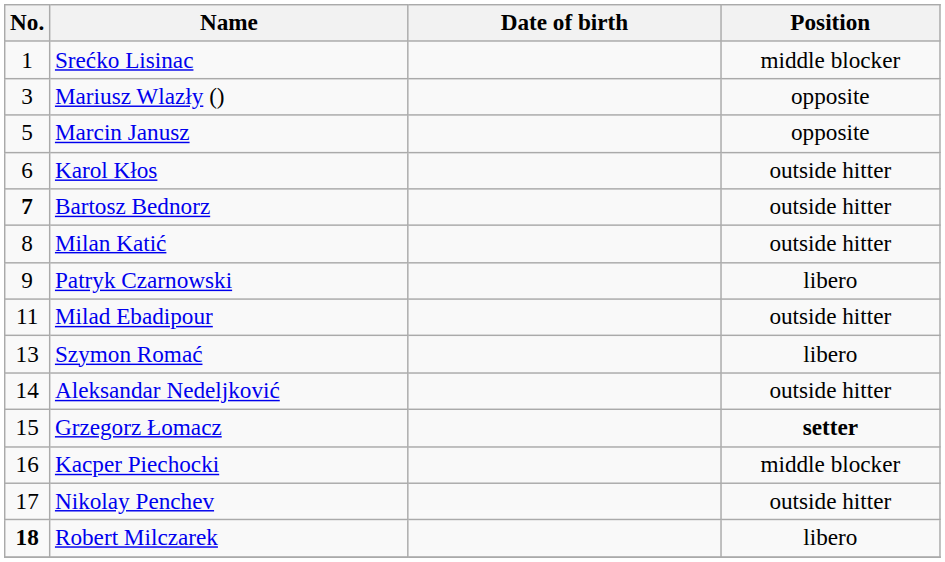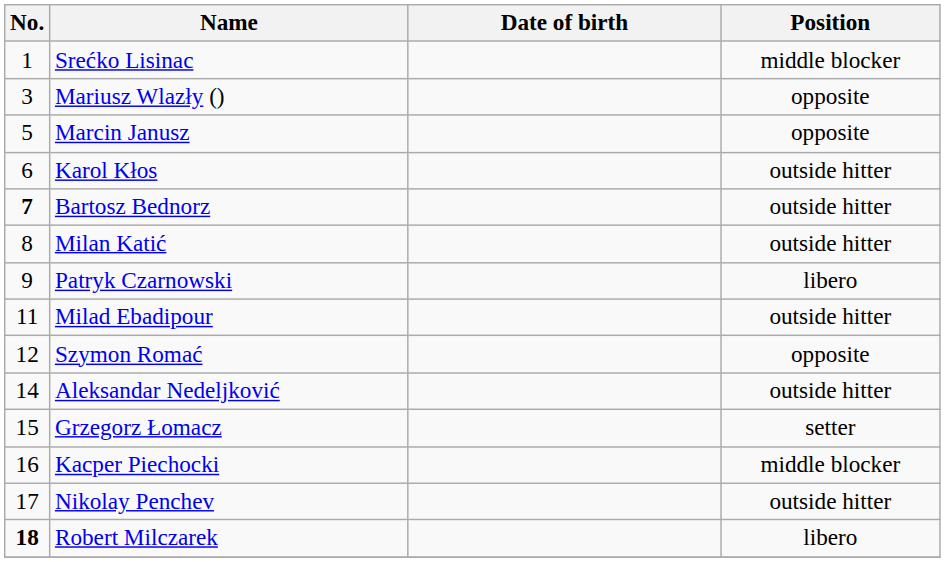(27, 354) 13 -> (27, 354) 12
(830, 354) libero -> (830, 354) opposite
(830, 427) bold -> (830, 427) normal
